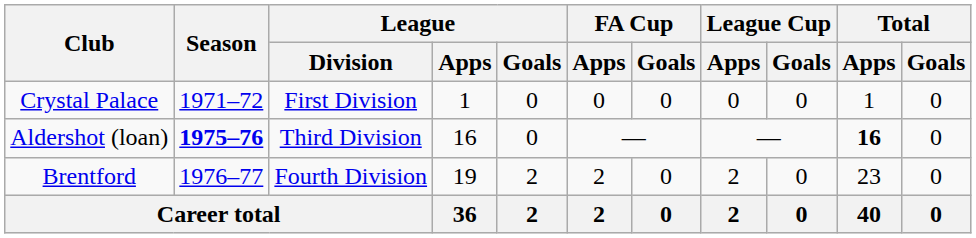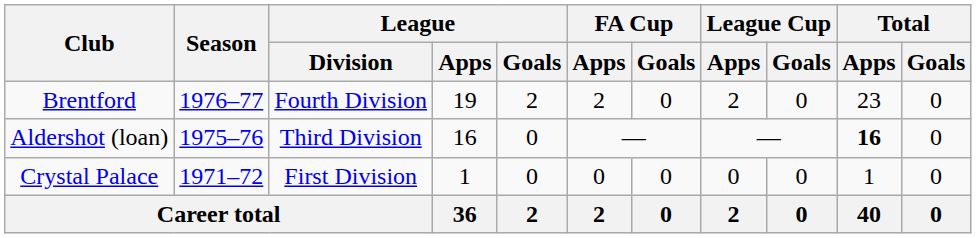rows swapped: (89, 99) <-> (89, 175)
(221, 137) bold -> (221, 137) normal
